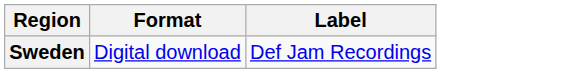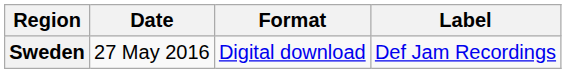+ column: (152, 20)
